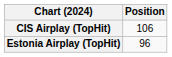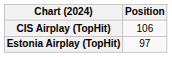(145, 44) 96 -> (145, 44) 97
